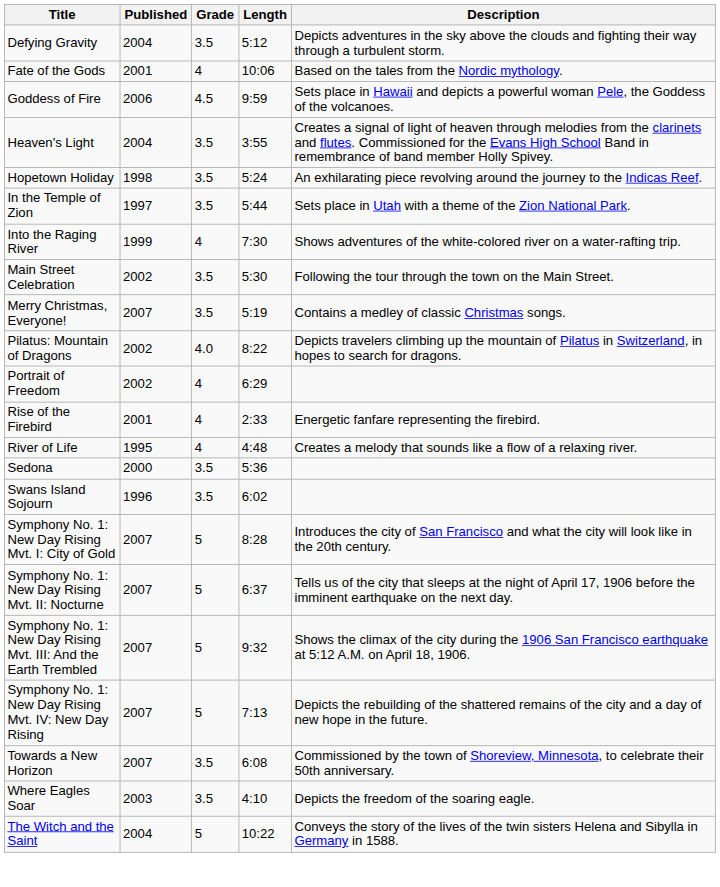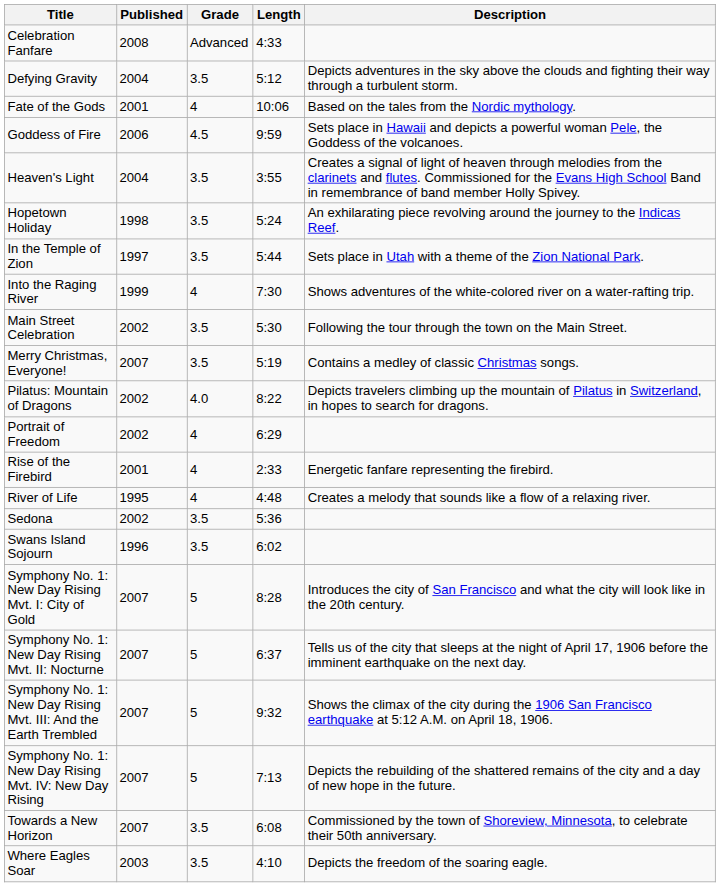+ row: (41, 43)
(138, 468) 2000 -> (134, 518) 2002
- row: (61, 834)
